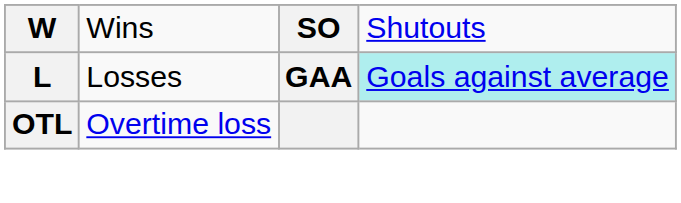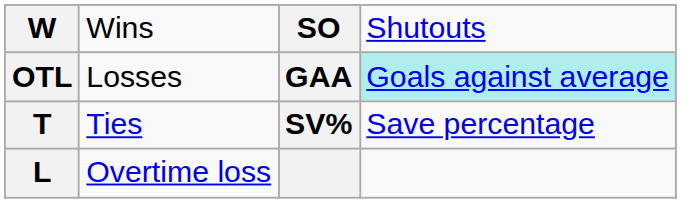(42, 76) L -> (42, 76) OTL
+ row: (114, 124)
(42, 124) OTL -> (42, 172) L
